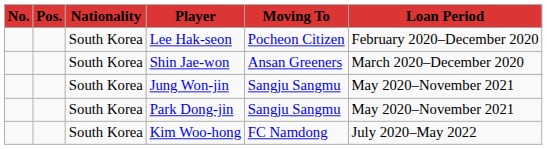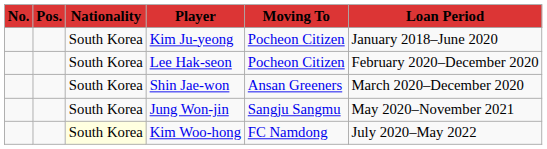+ row: (192, 39)
- row: (192, 109)
(106, 132) no background -> (106, 132) lightyellow background
